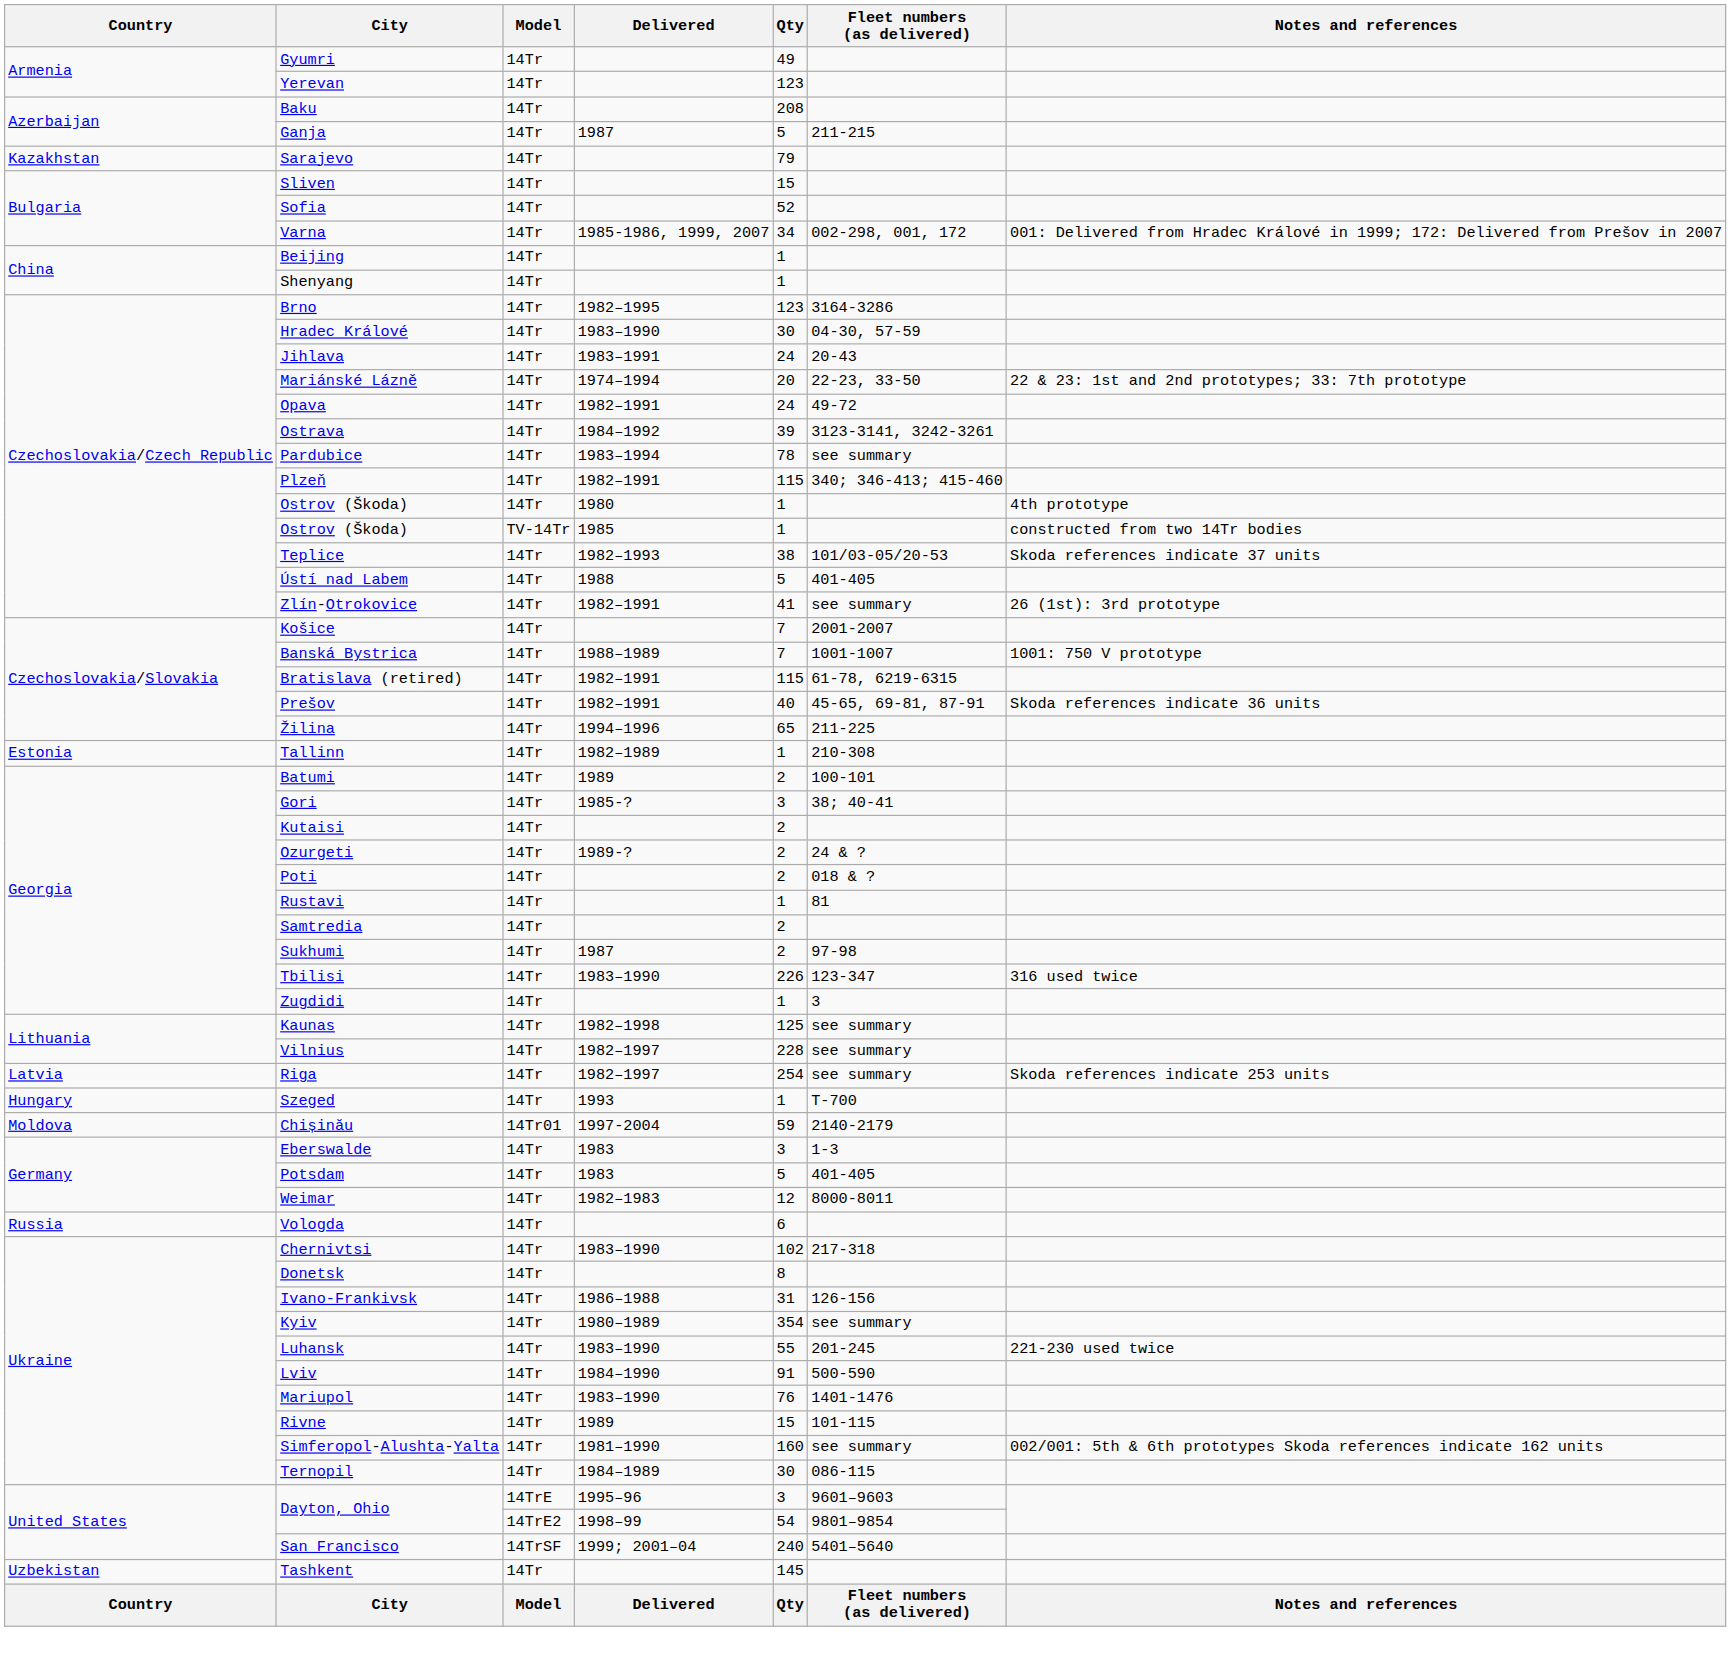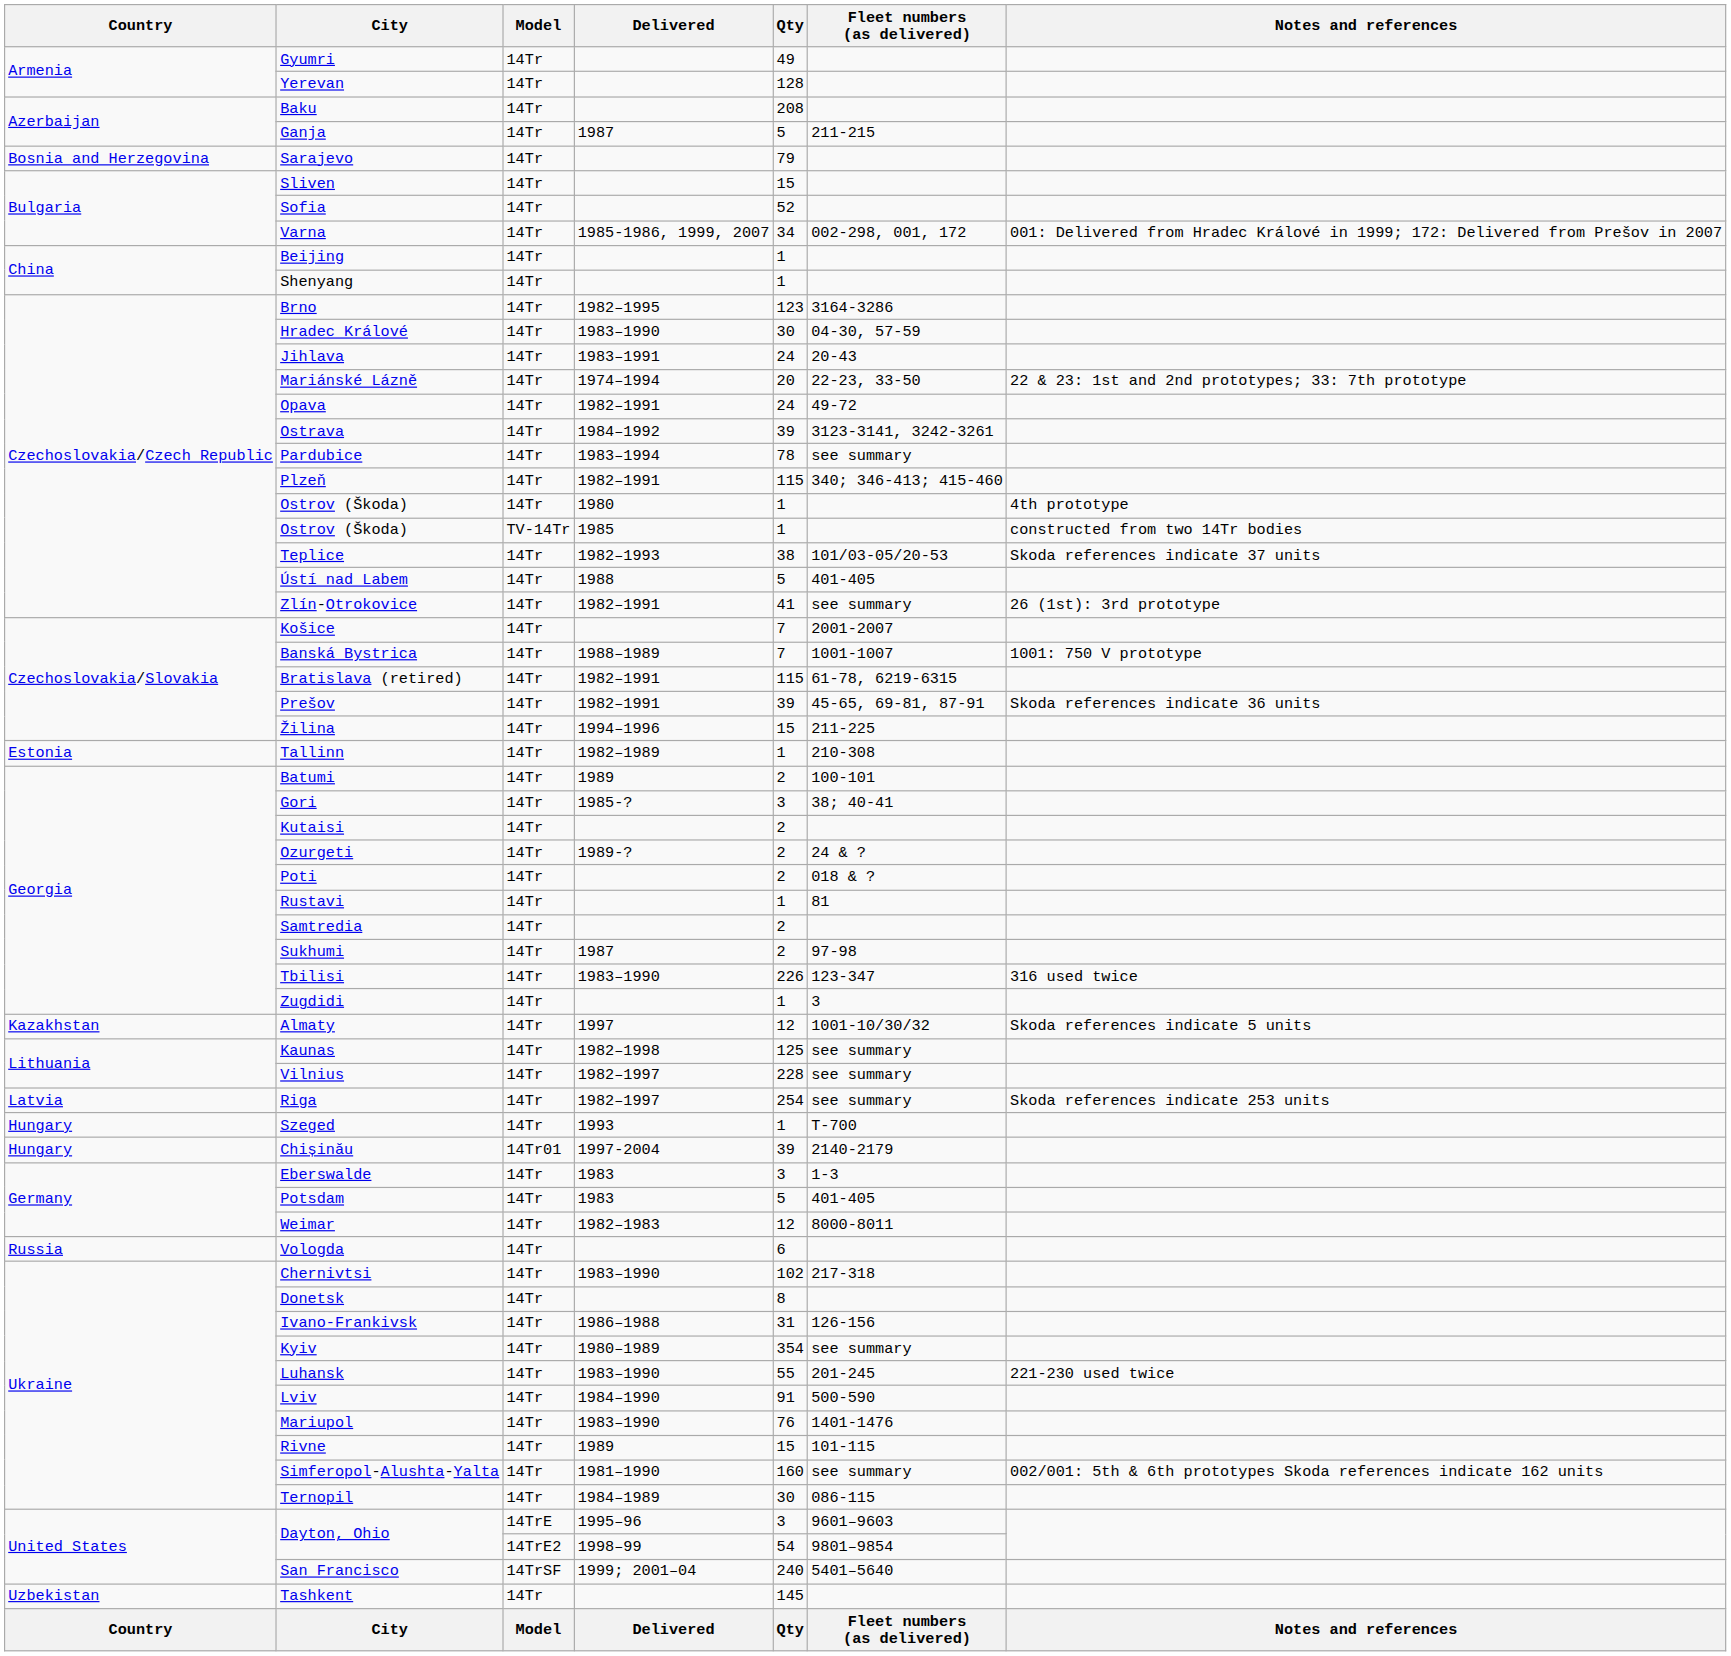(790, 84) 123 -> (790, 84) 128
(54, 158) Kazakhstan -> (109, 158) Bosnia and Herzegovina
(786, 704) 40 -> (786, 704) 39
(786, 729) 65 -> (786, 729) 15
+ row: (308, 1026)
(40, 1125) Moldova -> (40, 1150) Hungary
(786, 1125) 59 -> (786, 1150) 39
